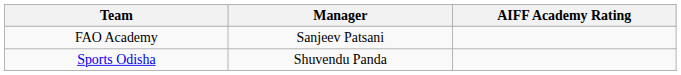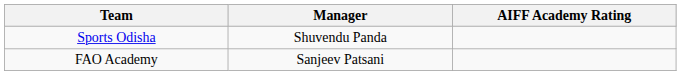rows swapped: (116, 59) <-> (116, 37)
